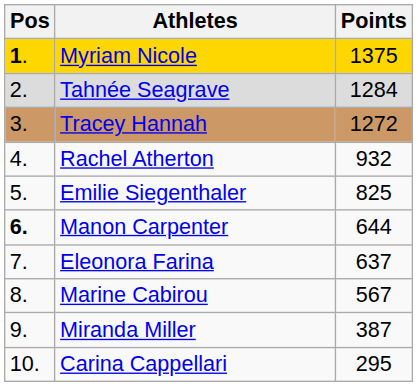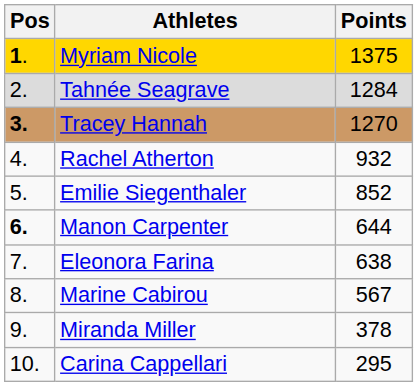(19, 124) normal -> (19, 124) bold
(374, 124) 1272 -> (374, 124) 1270
(374, 192) 825 -> (374, 192) 852
(374, 261) 637 -> (374, 261) 638
(374, 329) 387 -> (374, 329) 378
